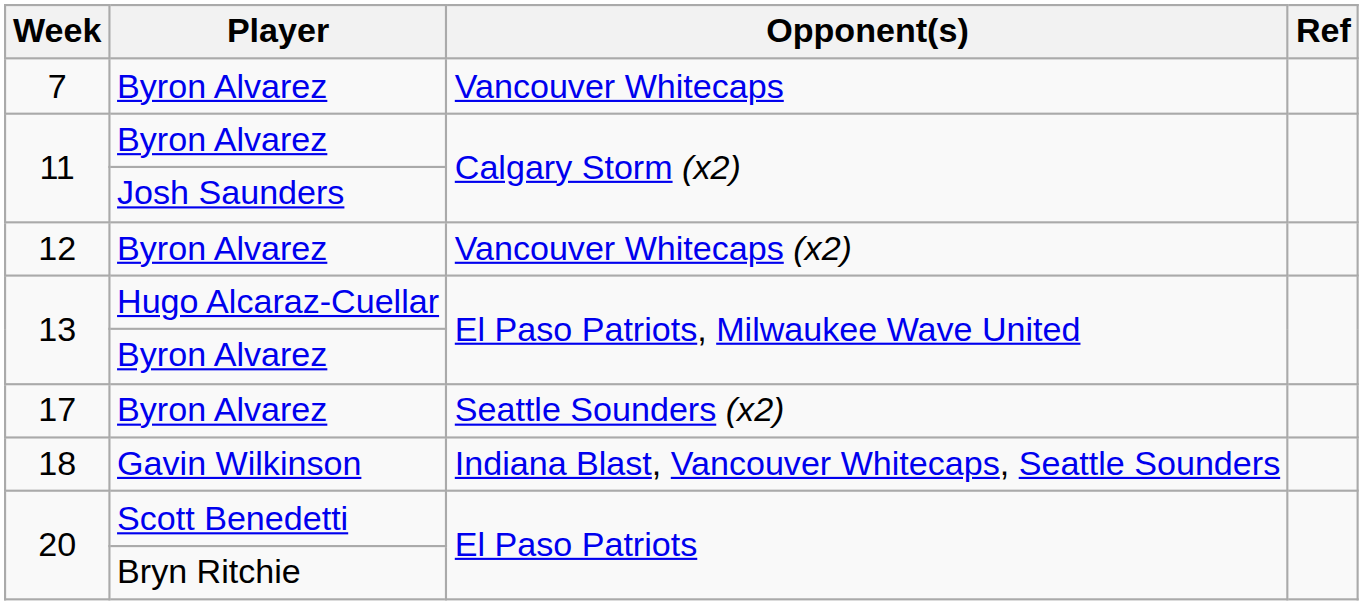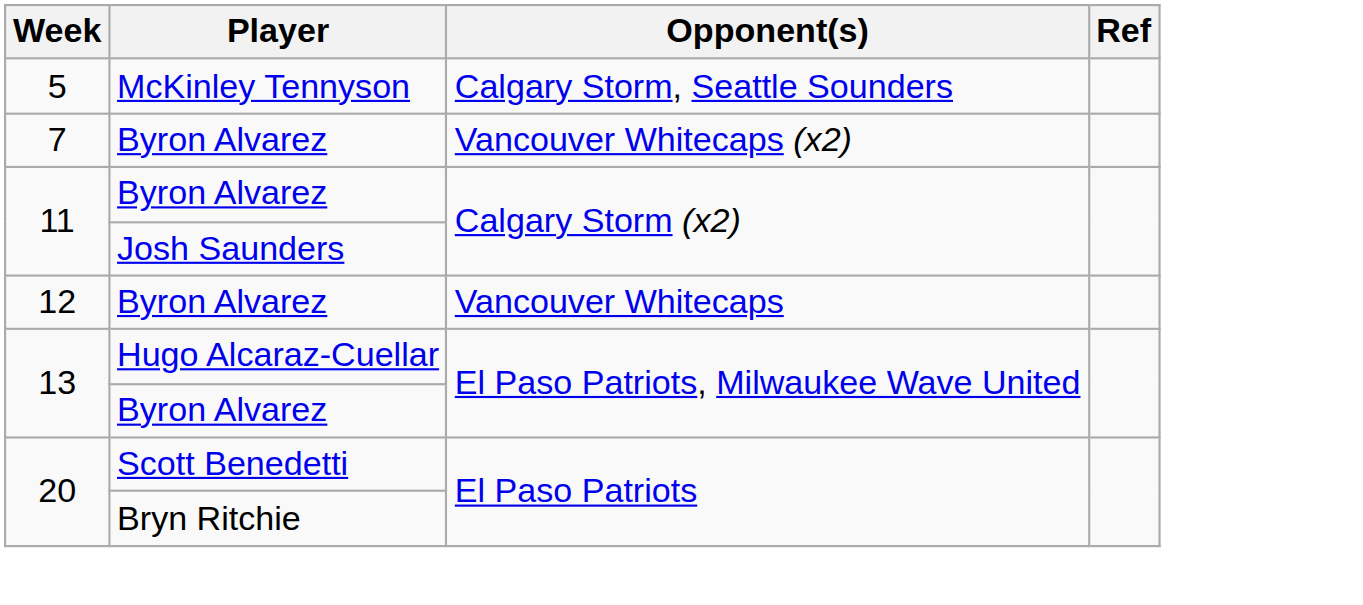+ row: (57, 85)
(619, 85) Vancouver Whitecaps -> (653, 139) Vancouver Whitecaps (x2)
(653, 247) Vancouver Whitecaps (x2) -> (619, 301) Vancouver Whitecaps
- row: (57, 409)
- row: (57, 463)
